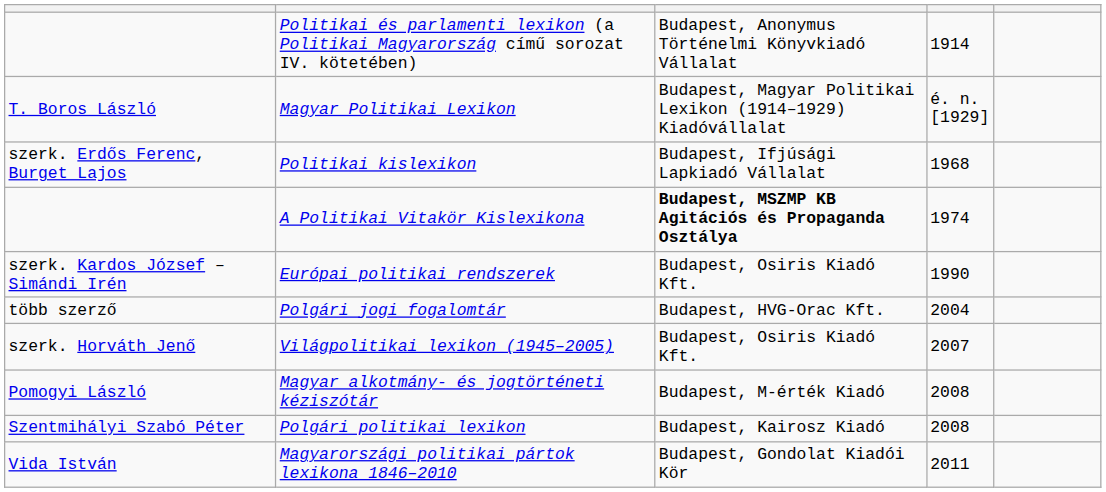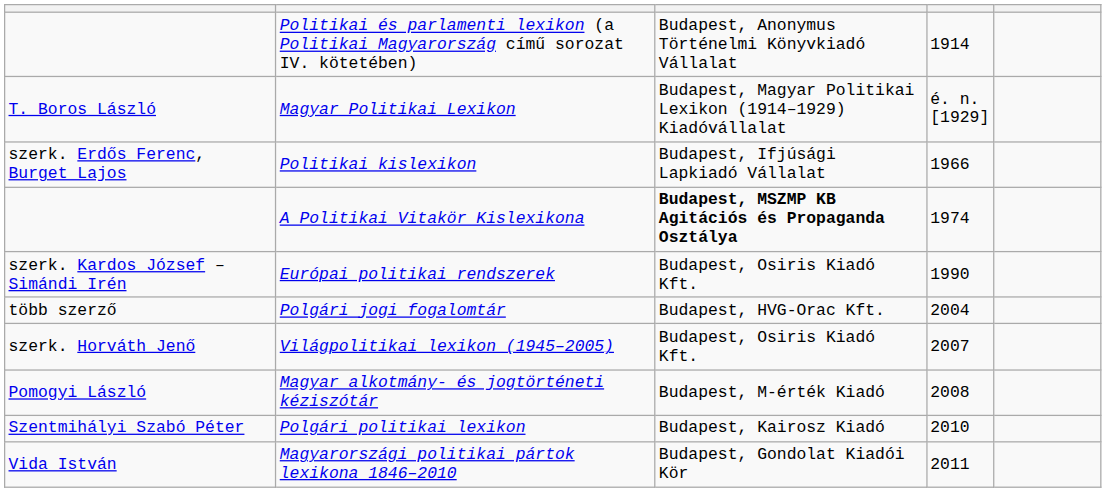(950, 164) 1968 -> (950, 164) 1966
(950, 428) 2008 -> (950, 428) 2010
